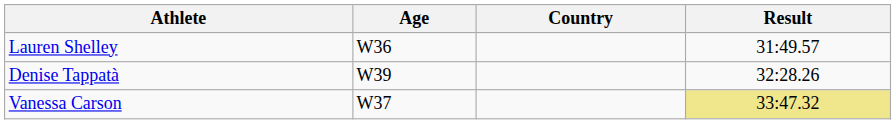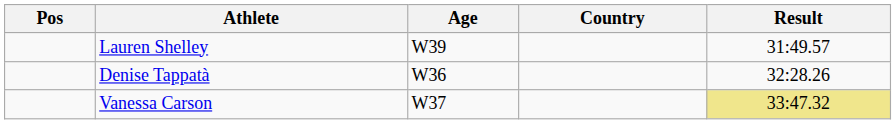+ column: (50, 18)
(374, 47) W36 -> (429, 47) W39
(374, 75) W39 -> (429, 75) W36
